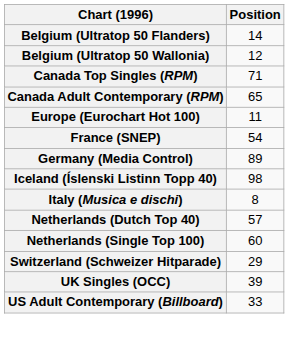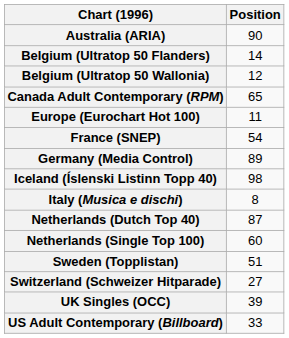+ row: (116, 35)
- row: (116, 76)
(255, 220) 57 -> (255, 220) 87
+ row: (116, 261)
(255, 261) 29 -> (255, 281) 27
